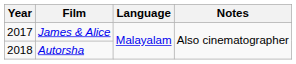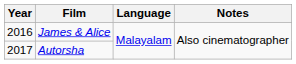(20, 31) 2017 -> (20, 31) 2016
(20, 50) 2018 -> (20, 50) 2017
